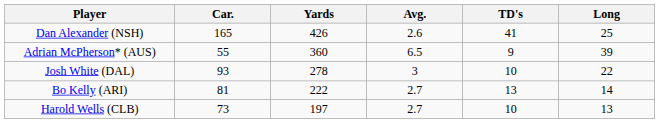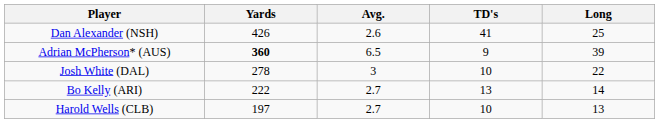- column: (223, 14)
(319, 52) normal -> (261, 52) bold
